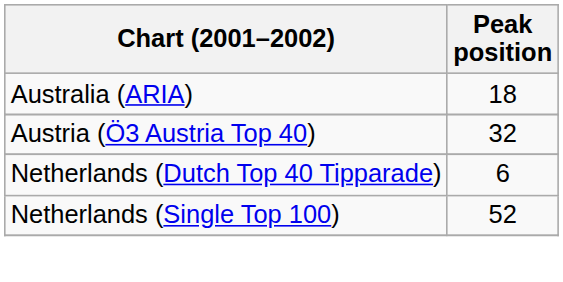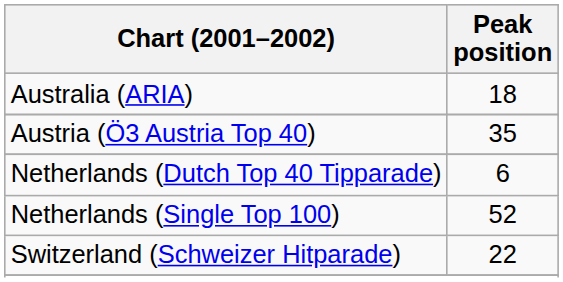(503, 133) 32 -> (503, 133) 35
+ row: (206, 255)
